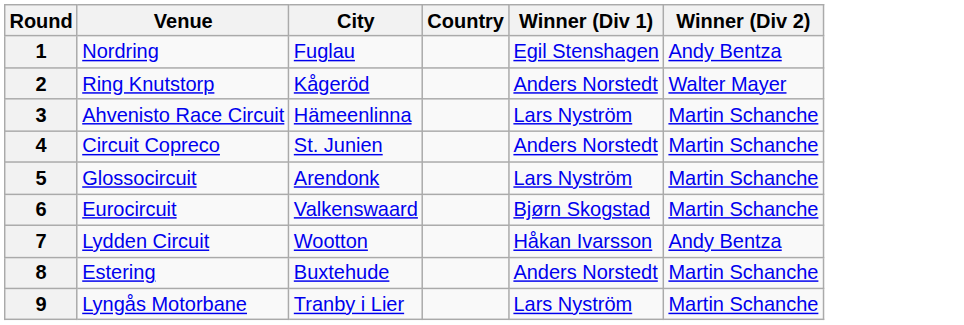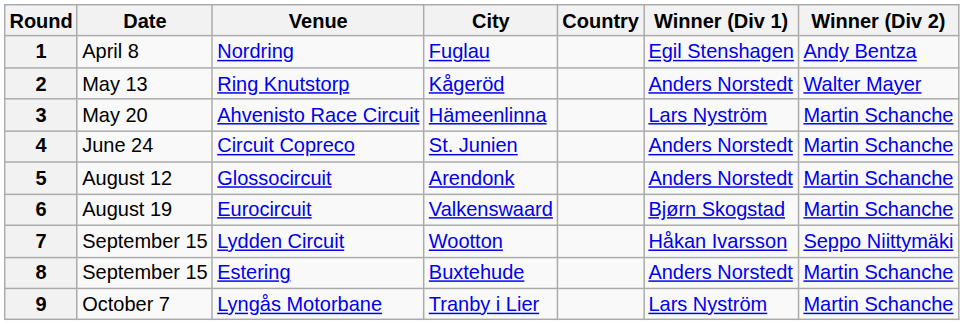+ column: (145, 20)
(573, 178) Lars Nyström -> (721, 178) Anders Norstedt
(725, 241) Andy Bentza -> (878, 241) Seppo Niittymäki
